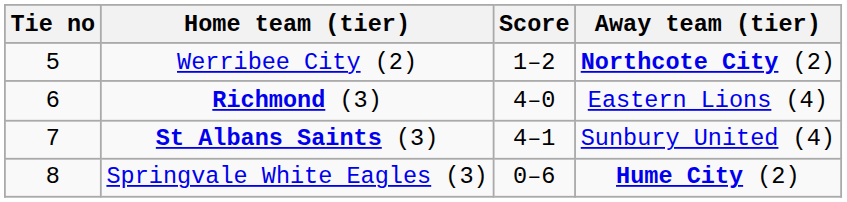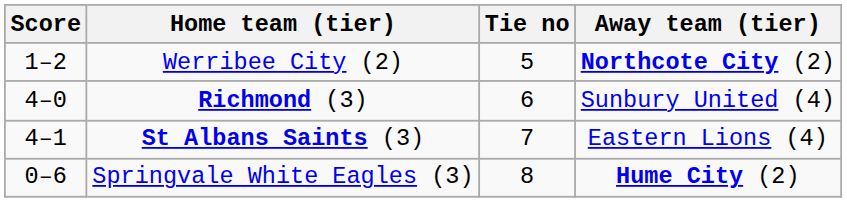columns swapped: (53, 24) <-> (534, 24)
(708, 101) Eastern Lions (4) -> (708, 101) Sunbury United (4)
(708, 139) Sunbury United (4) -> (708, 139) Eastern Lions (4)
